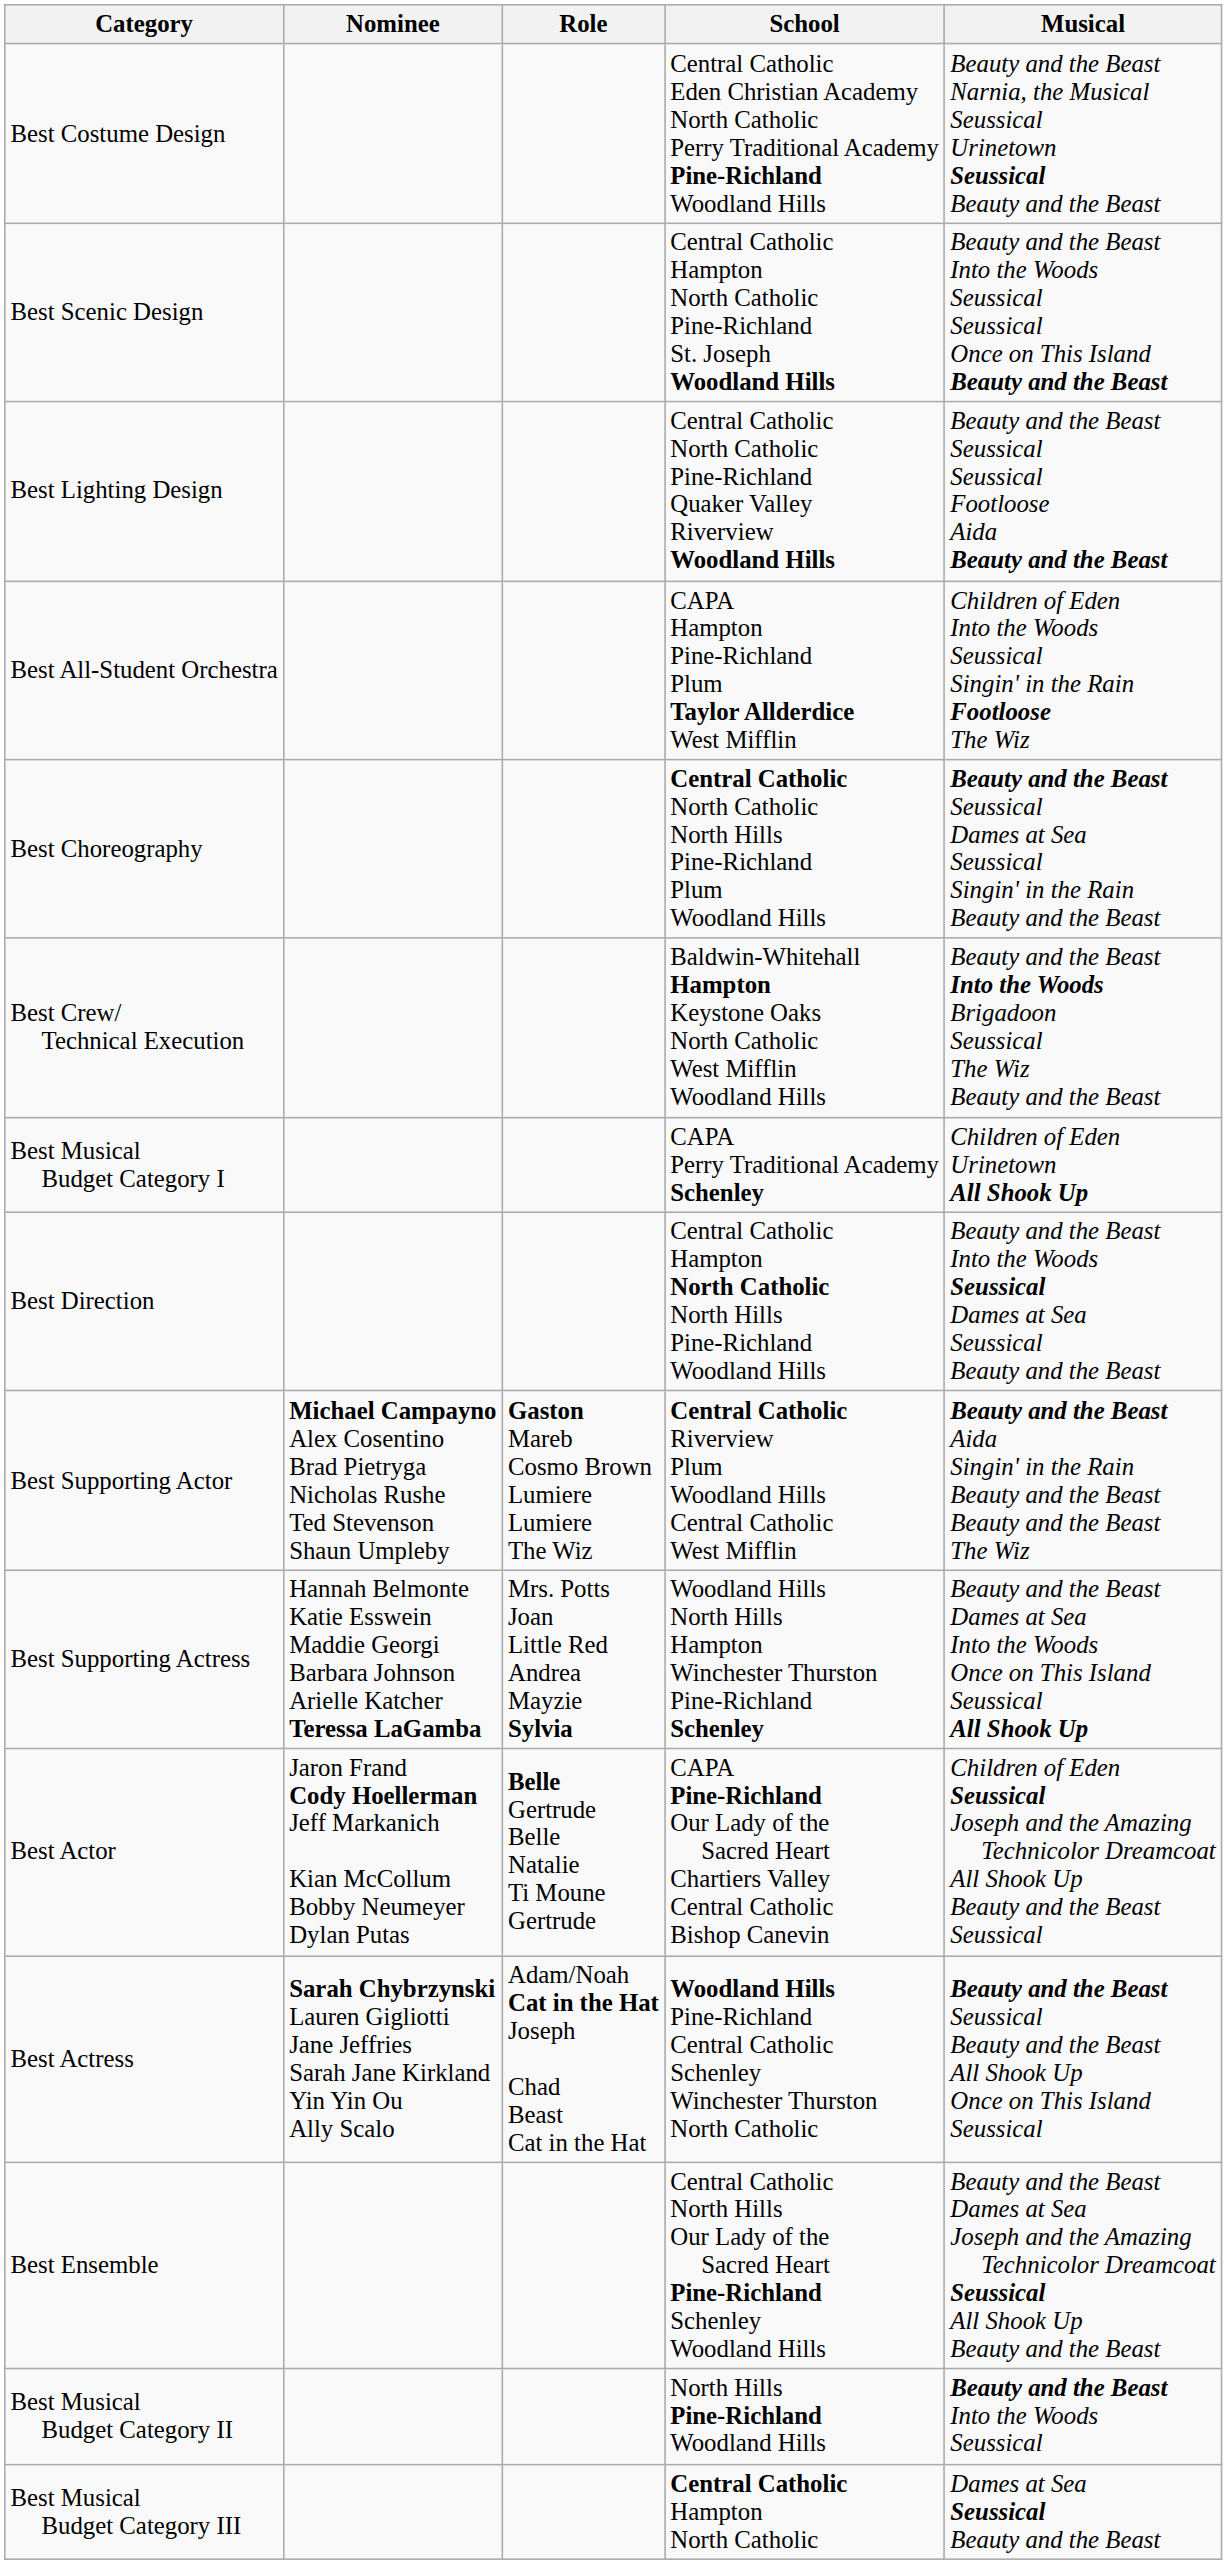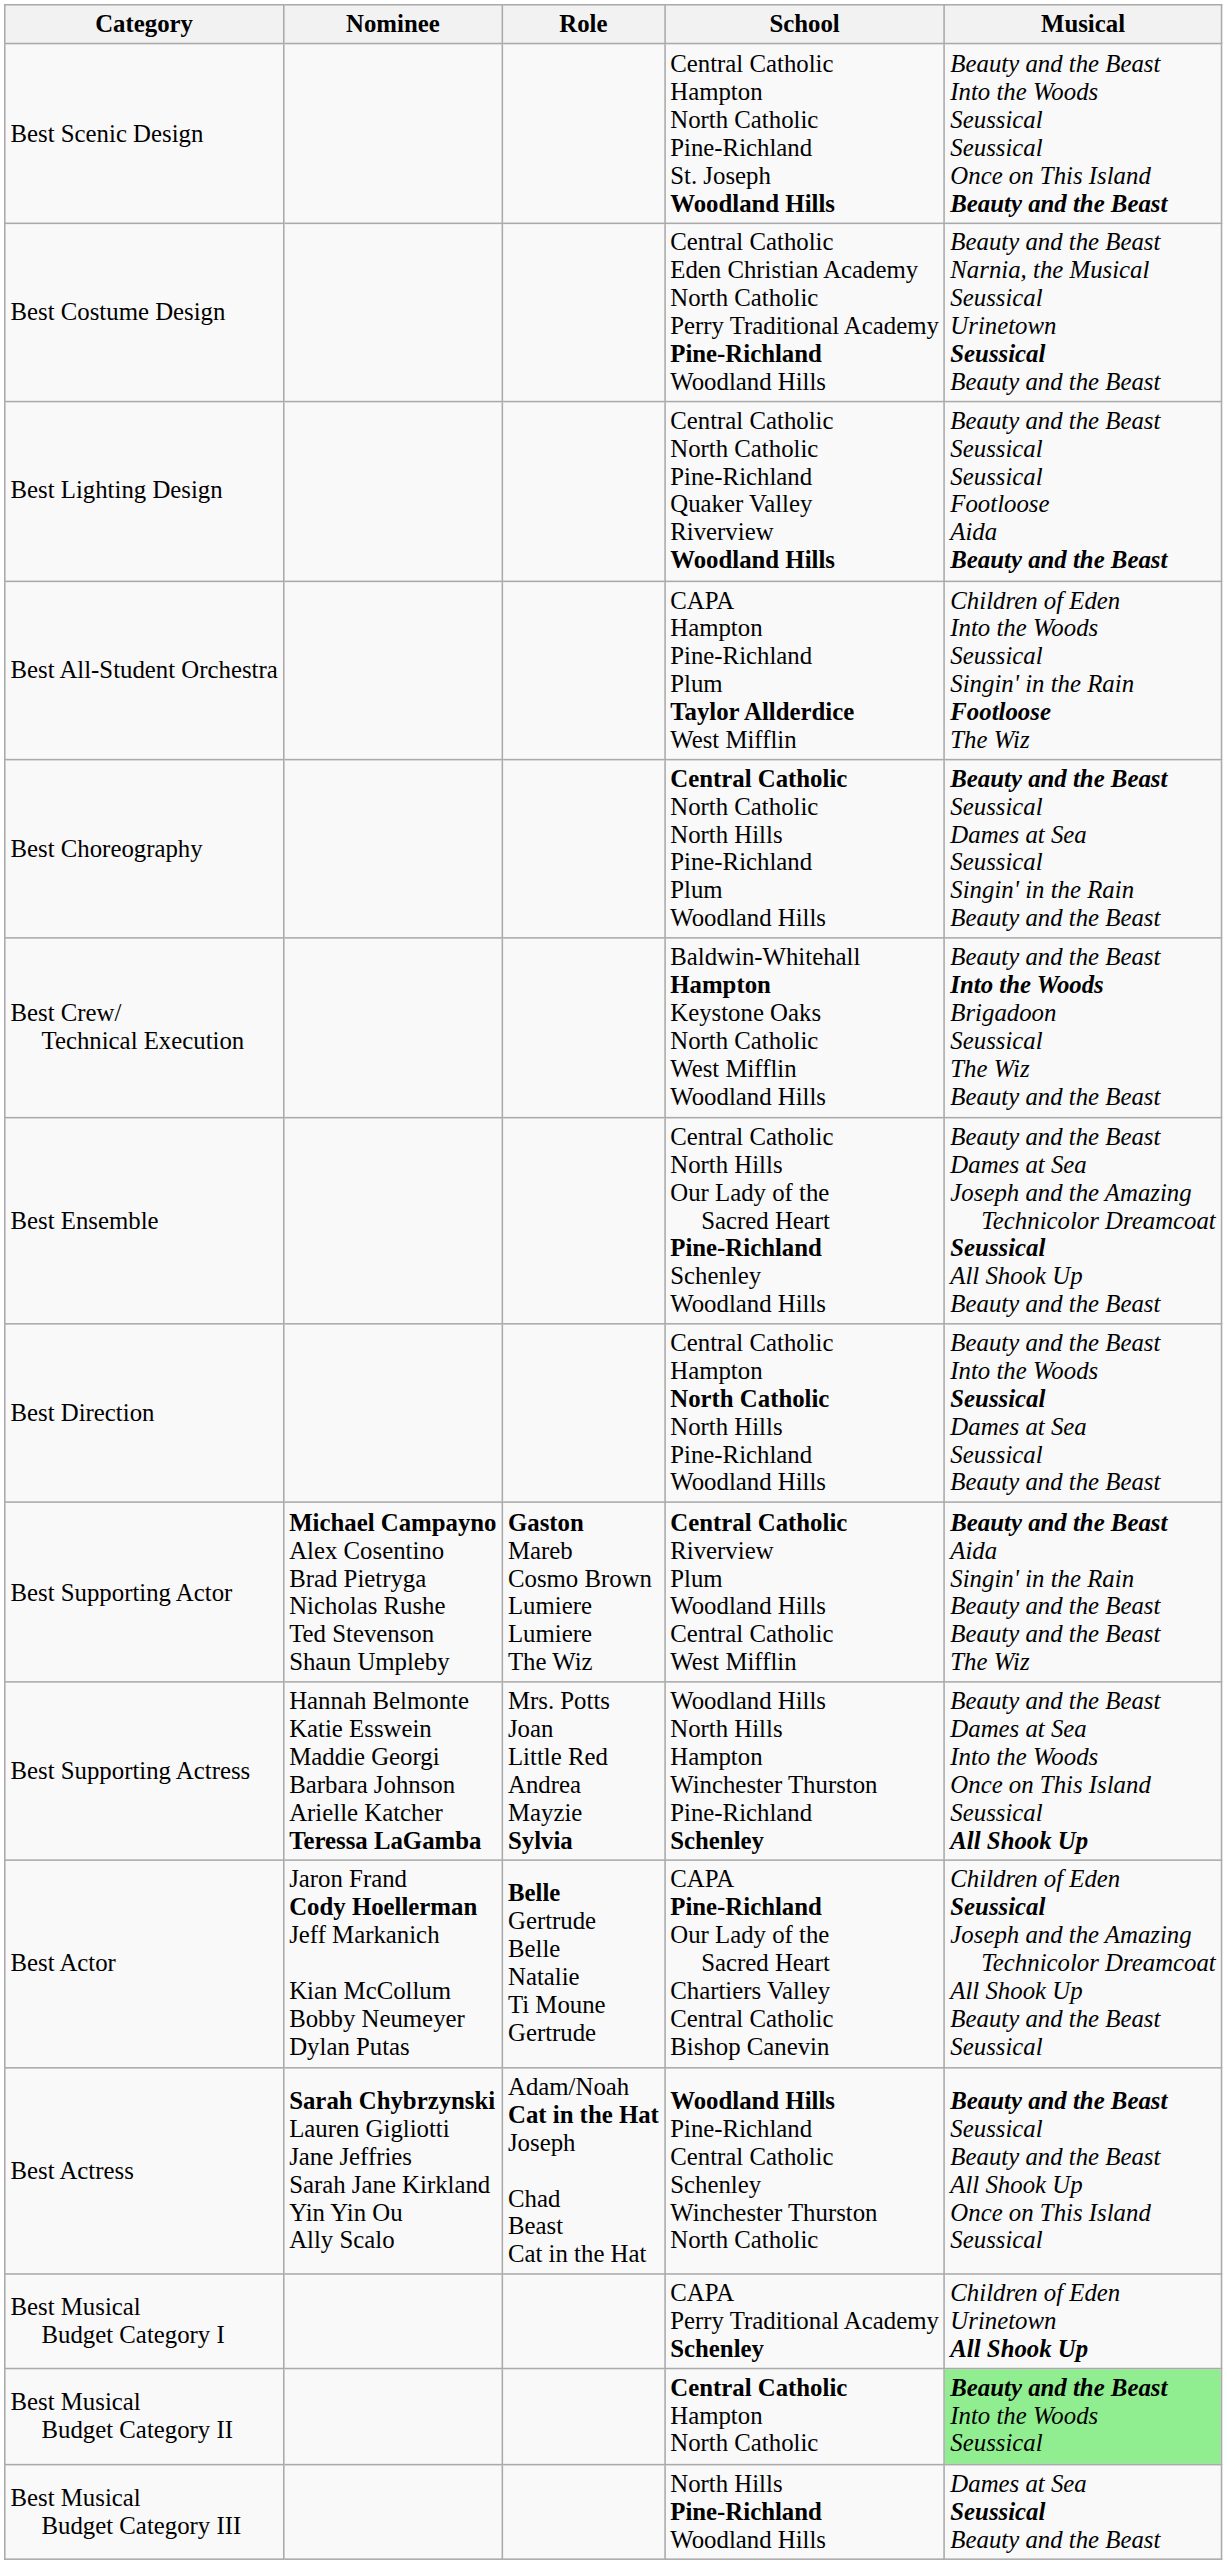rows swapped: (107, 312) <-> (118, 133)
rows swapped: (85, 2265) <-> (118, 1164)
(748, 2416) North Hills Pine-Richland Woodland Hills -> (759, 2416) Central Catholic Hampton North Catholic
(1059, 2416) no background -> (1059, 2416) lightgreen background
(759, 2511) Central Catholic Hampton North Catholic -> (748, 2511) North Hills Pine-Richland Woodland Hills
